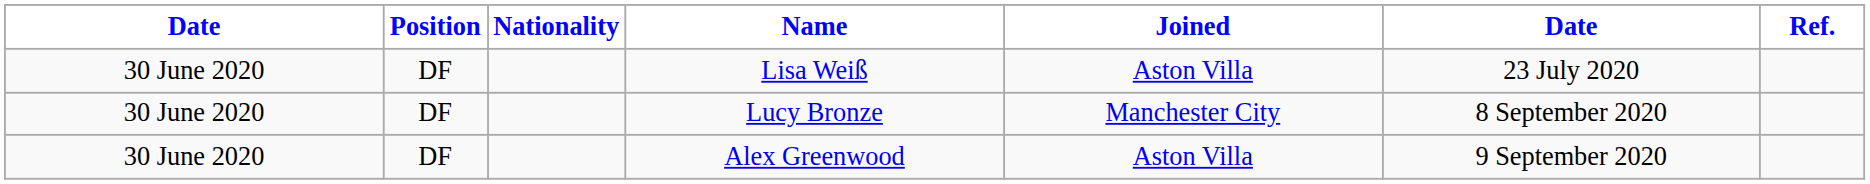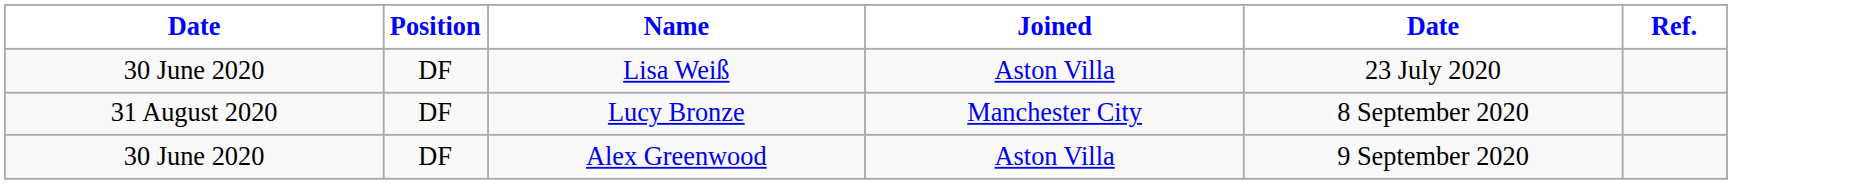- column: (556, 26)
(194, 113) 30 June 2020 -> (194, 113) 31 August 2020
